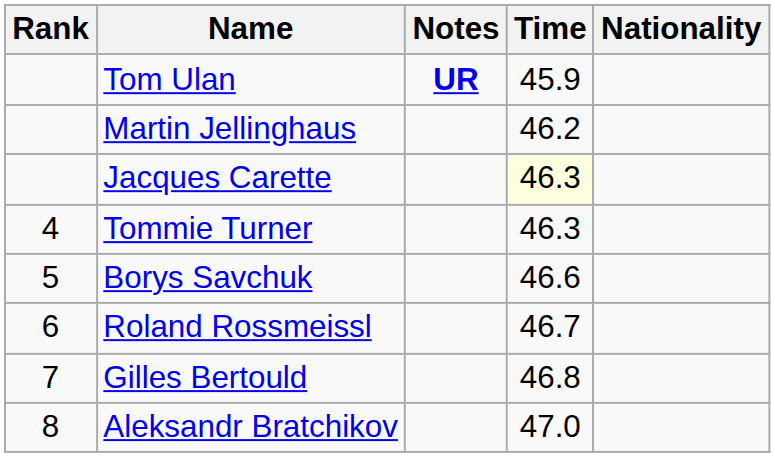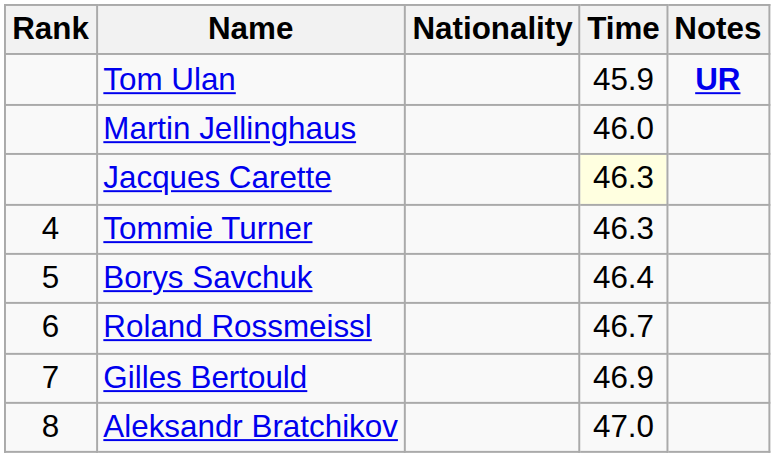columns swapped: (681, 29) <-> (456, 29)
(550, 128) 46.2 -> (623, 128) 46.0
(550, 278) 46.6 -> (623, 278) 46.4
(550, 377) 46.8 -> (623, 377) 46.9
